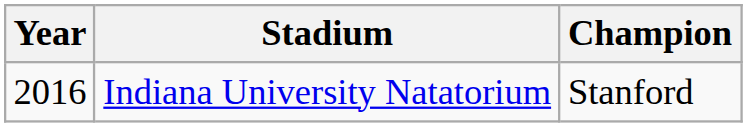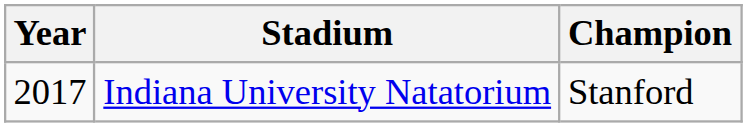(50, 91) 2016 -> (50, 91) 2017
